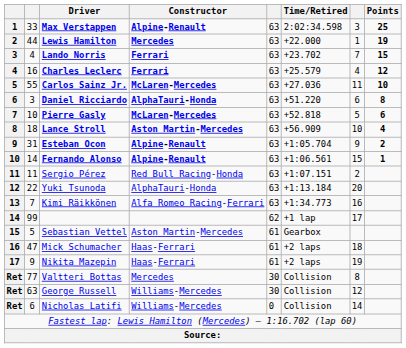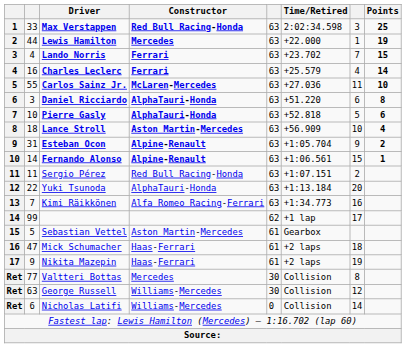(169, 27) Alpine-Renault -> (187, 27) Red Bull Racing-Honda
(383, 71) 12 -> (383, 71) 14
(174, 115) McLaren-Mercedes -> (174, 115) AlphaTauri-Honda
